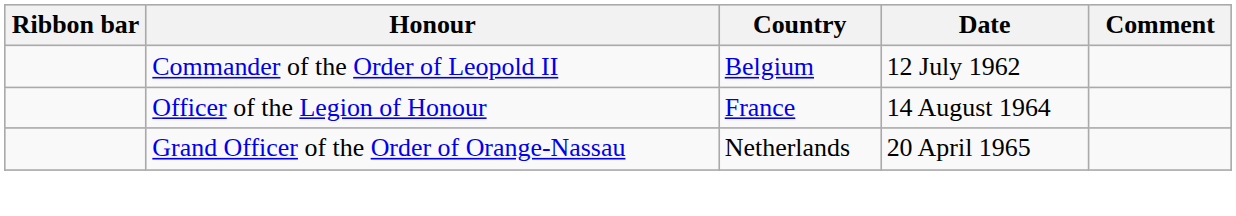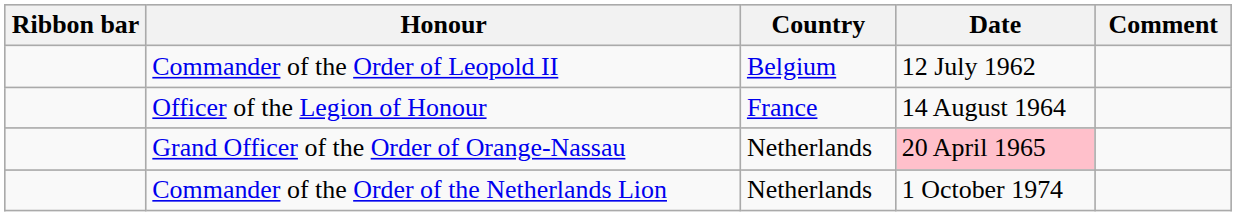(959, 148) no background -> (974, 148) pink background
+ row: (410, 189)
